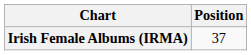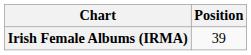(219, 38) 37 -> (219, 38) 39
